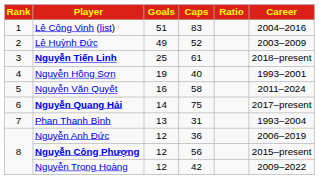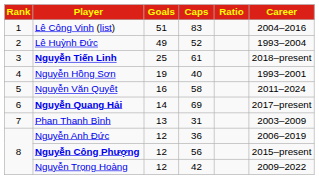(282, 43) 2003–2009 -> (282, 43) 1993–2004
(196, 105) 75 -> (196, 105) 69
(282, 120) 1993–2004 -> (282, 120) 2003–2009
